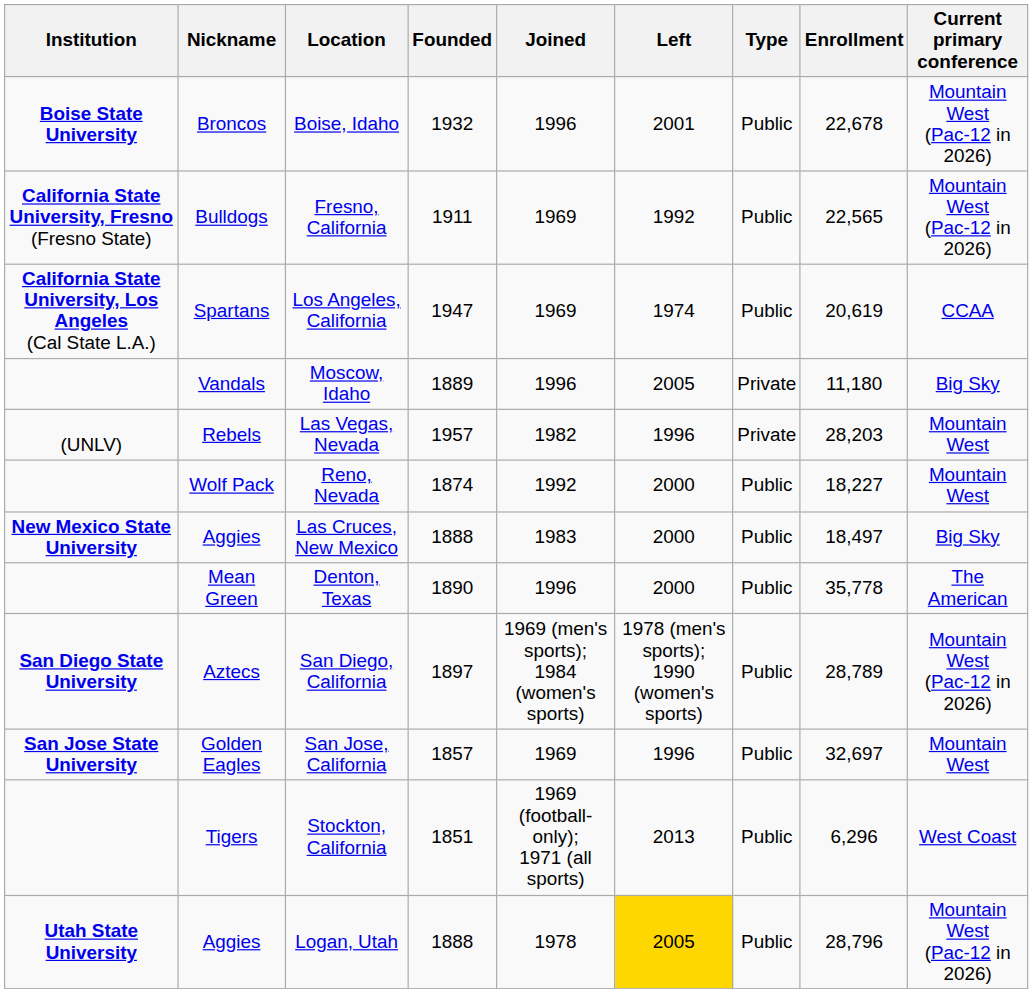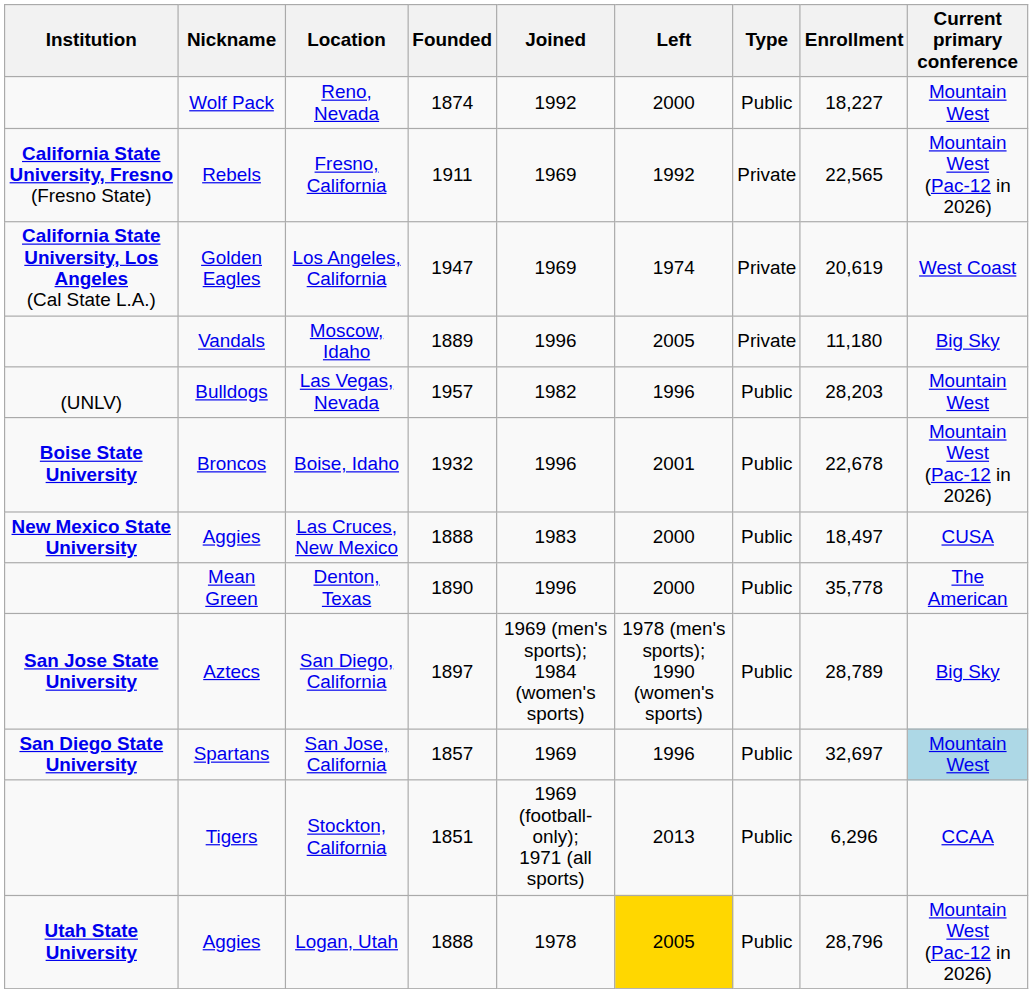rows swapped: (347, 123) <-> (347, 485)
(232, 217) Bulldogs -> (232, 174) Rebels
(767, 217) Public -> (767, 174) Private
(232, 311) Spartans -> (232, 268) Golden Eagles
(767, 311) Public -> (767, 268) Private
(968, 311) CCAA -> (968, 268) West Coast
(232, 434) Rebels -> (232, 392) Bulldogs
(767, 434) Private -> (767, 392) Public
(968, 537) Big Sky -> (968, 537) CUSA
(91, 671) San Diego State University -> (91, 671) San Jose State University
(968, 671) Mountain West (Pac-12 in 2026) -> (968, 671) Big Sky
(91, 754) San Jose State University -> (91, 754) San Diego State University
(232, 754) Golden Eagles -> (232, 754) Spartans
(968, 754) no background -> (968, 754) lightblue background
(968, 837) West Coast -> (968, 837) CCAA
